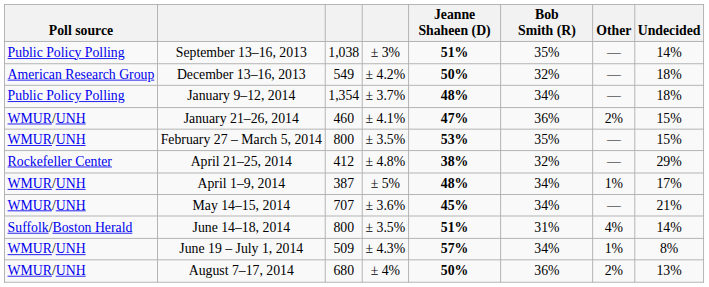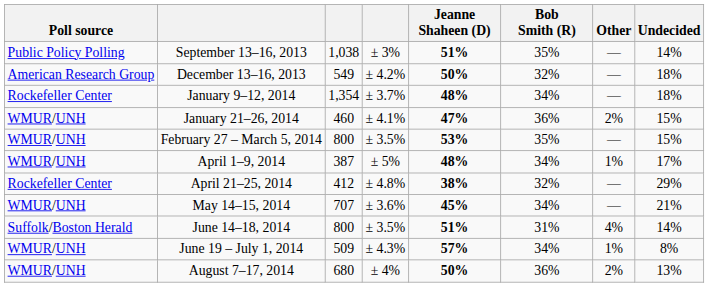(66, 96) Public Policy Polling -> (60, 96) Rockefeller Center
rows swapped: (241, 183) <-> (241, 161)
